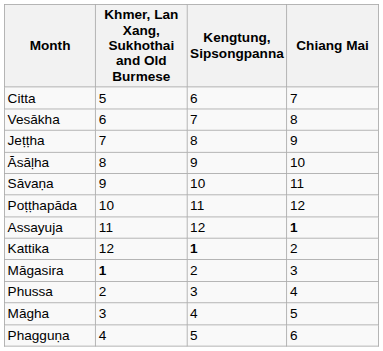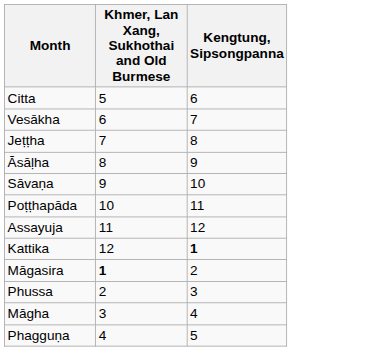- column: (333, 45)
